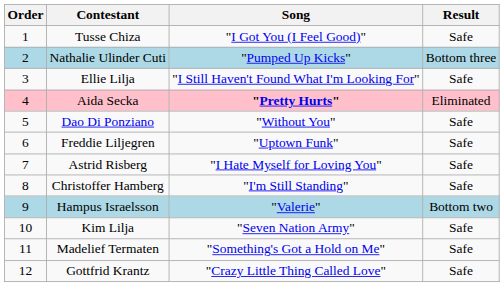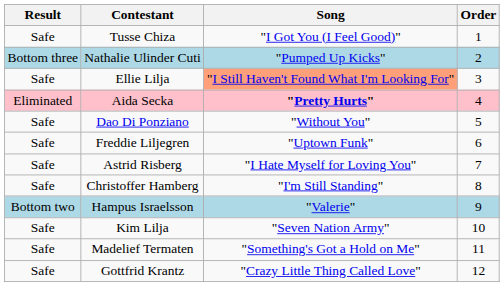columns swapped: (25, 15) <-> (461, 15)
(296, 79) no background -> (331, 79) lightsalmon background
